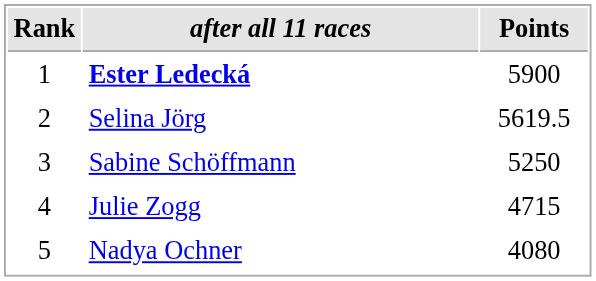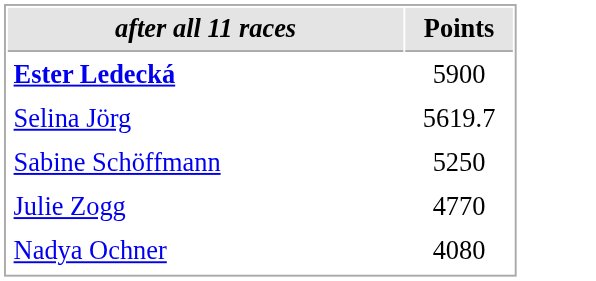- column: (44, 28)
(534, 118) 5619.5 -> (459, 118) 5619.7
(534, 207) 4715 -> (459, 207) 4770
